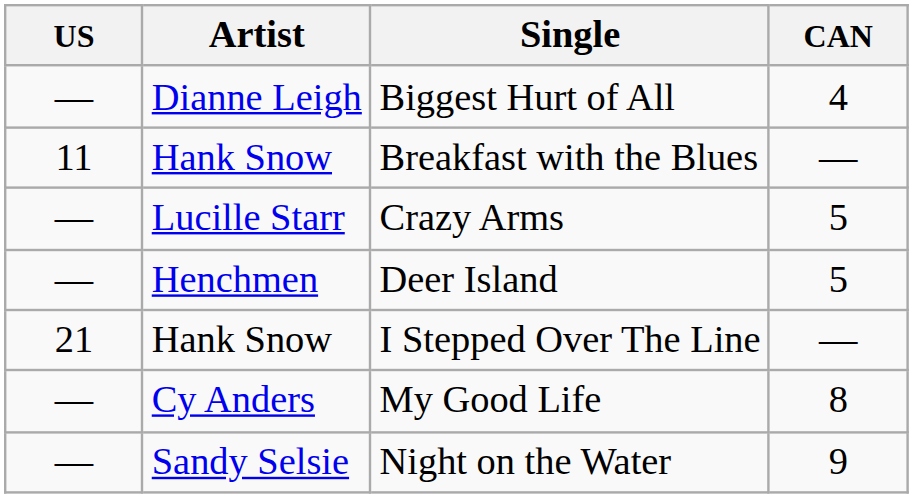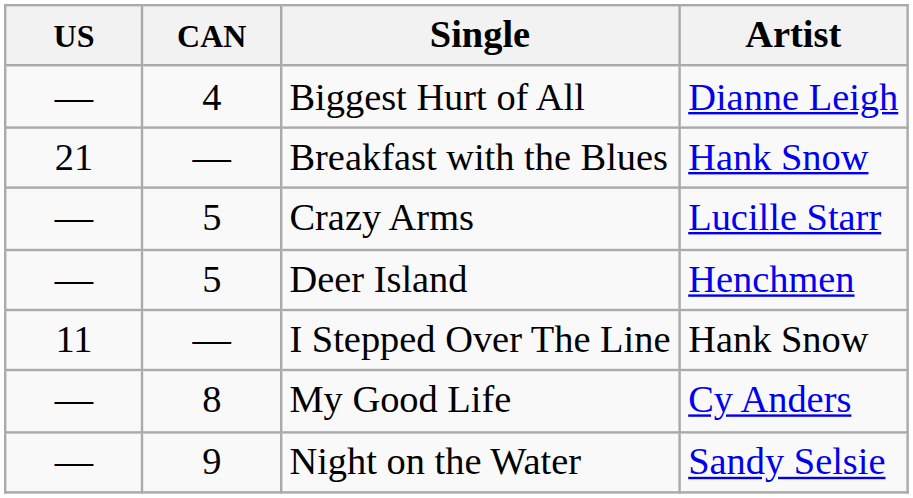columns swapped: (838, 37) <-> (257, 34)
(74, 156) 11 -> (74, 156) 21
(74, 339) 21 -> (74, 339) 11
